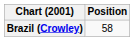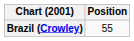(107, 28) 58 -> (107, 28) 55
